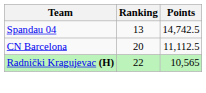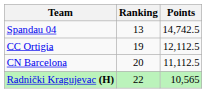+ row: (30, 46)
